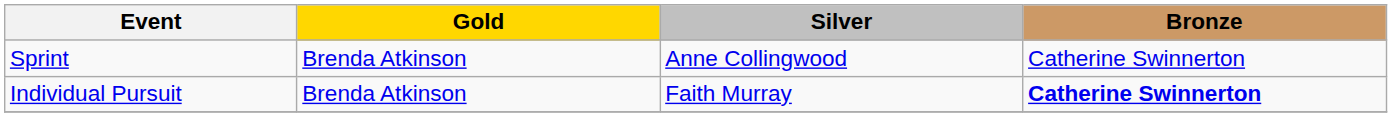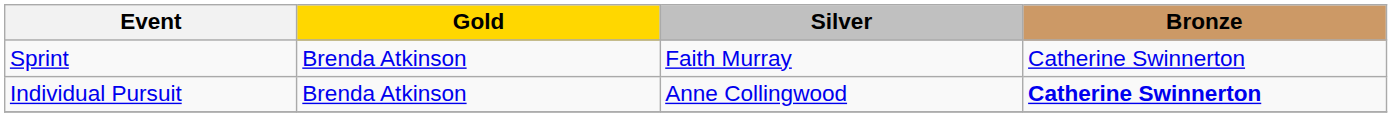(756, 58) Anne Collingwood -> (729, 58) Faith Murray
(729, 93) Faith Murray -> (756, 93) Anne Collingwood
